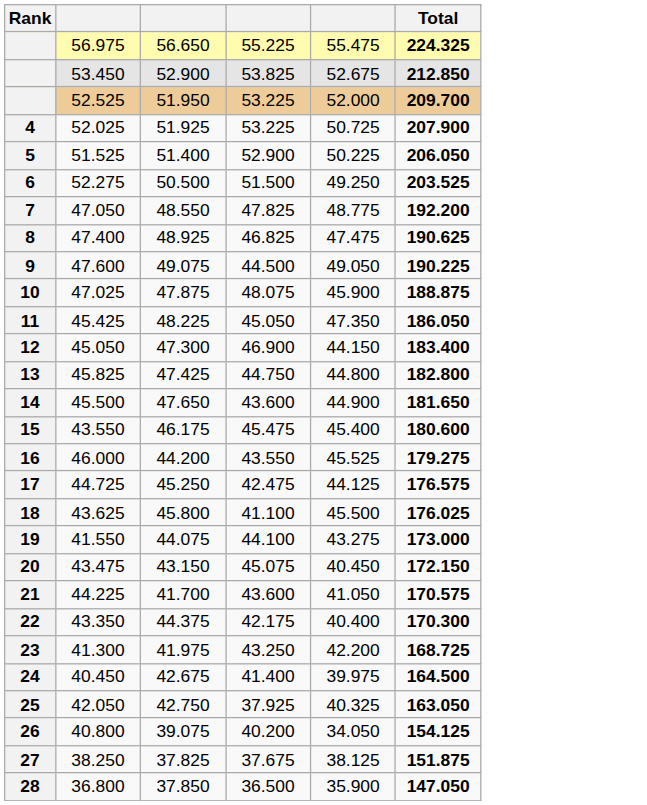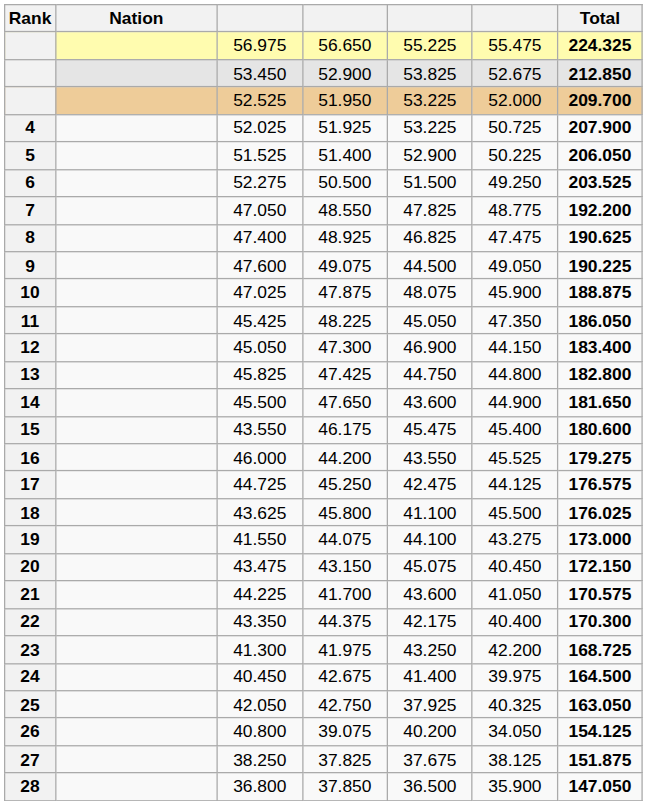+ column: (136, 18)
